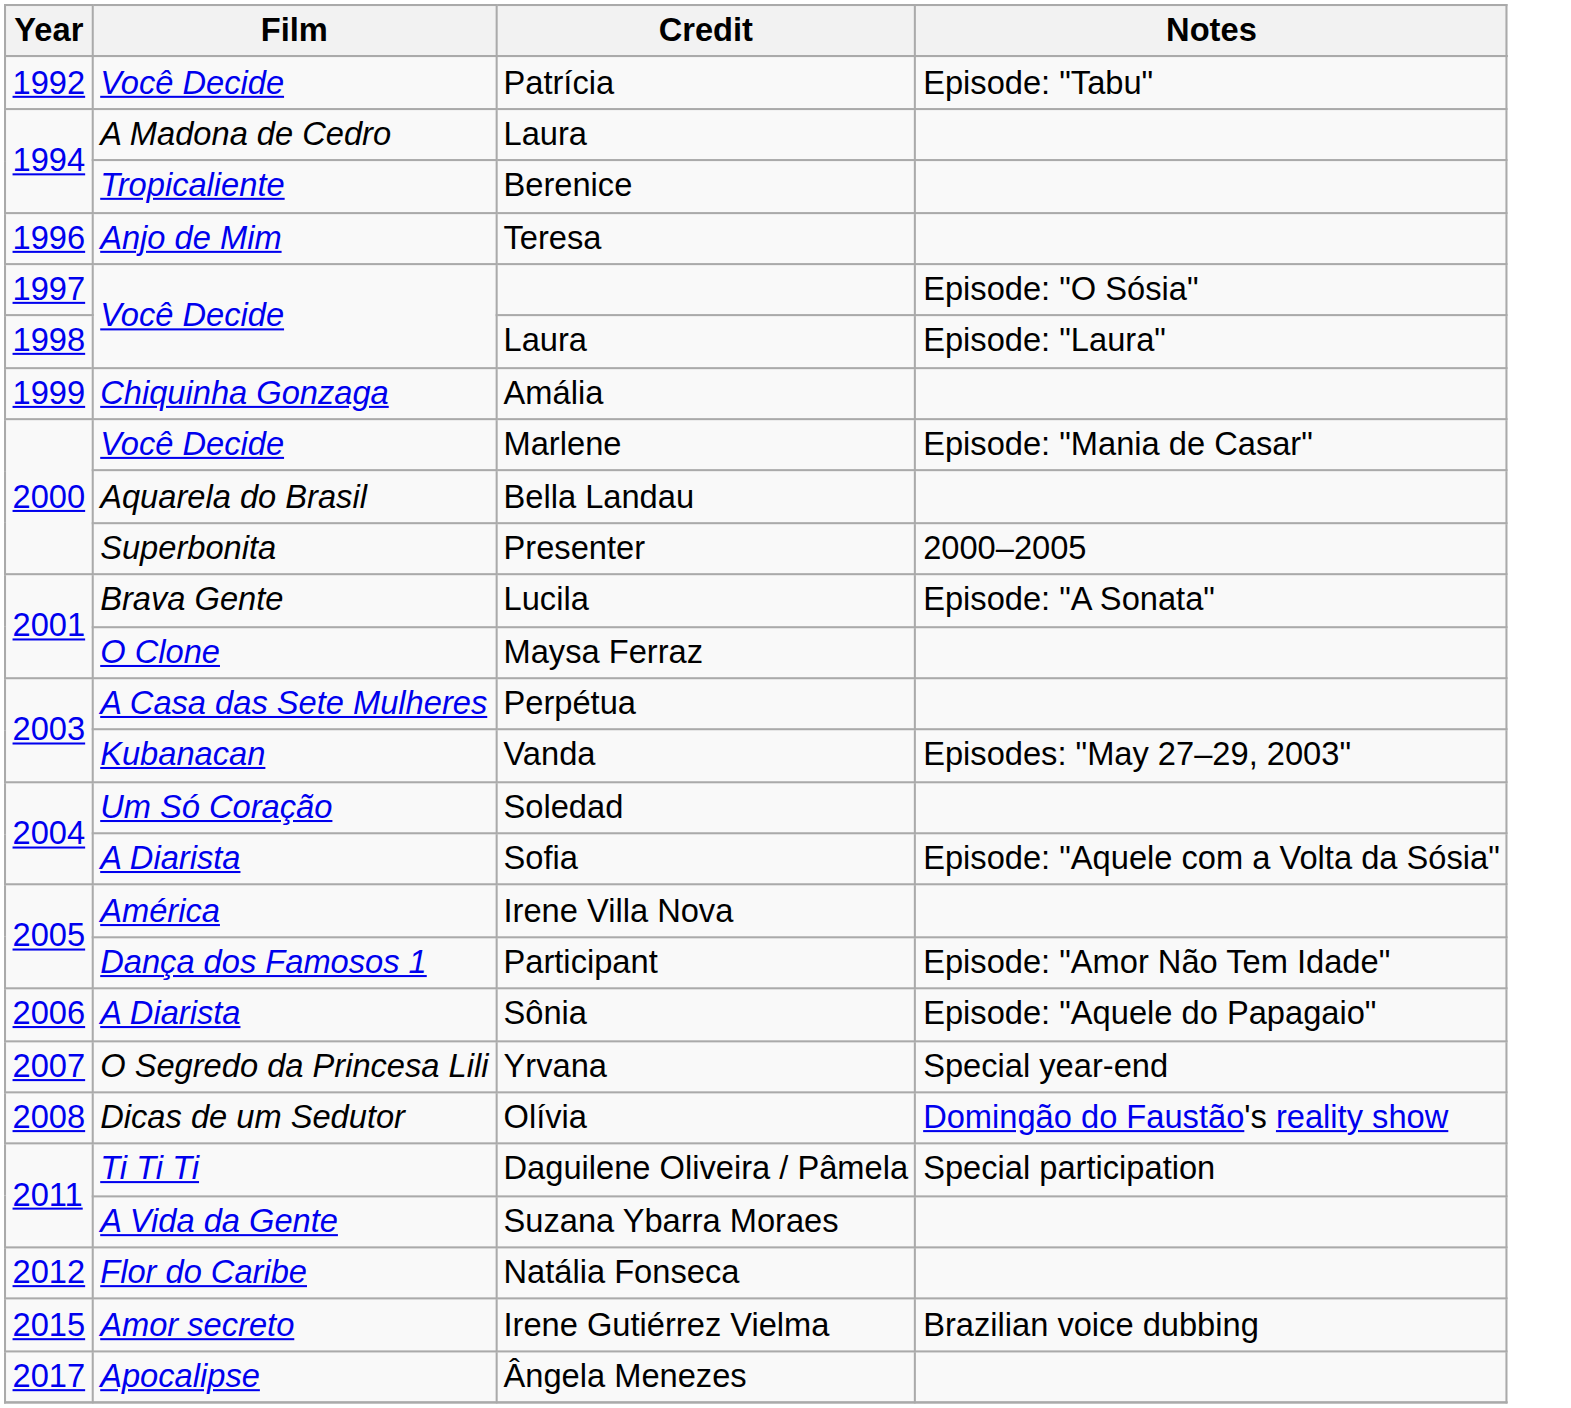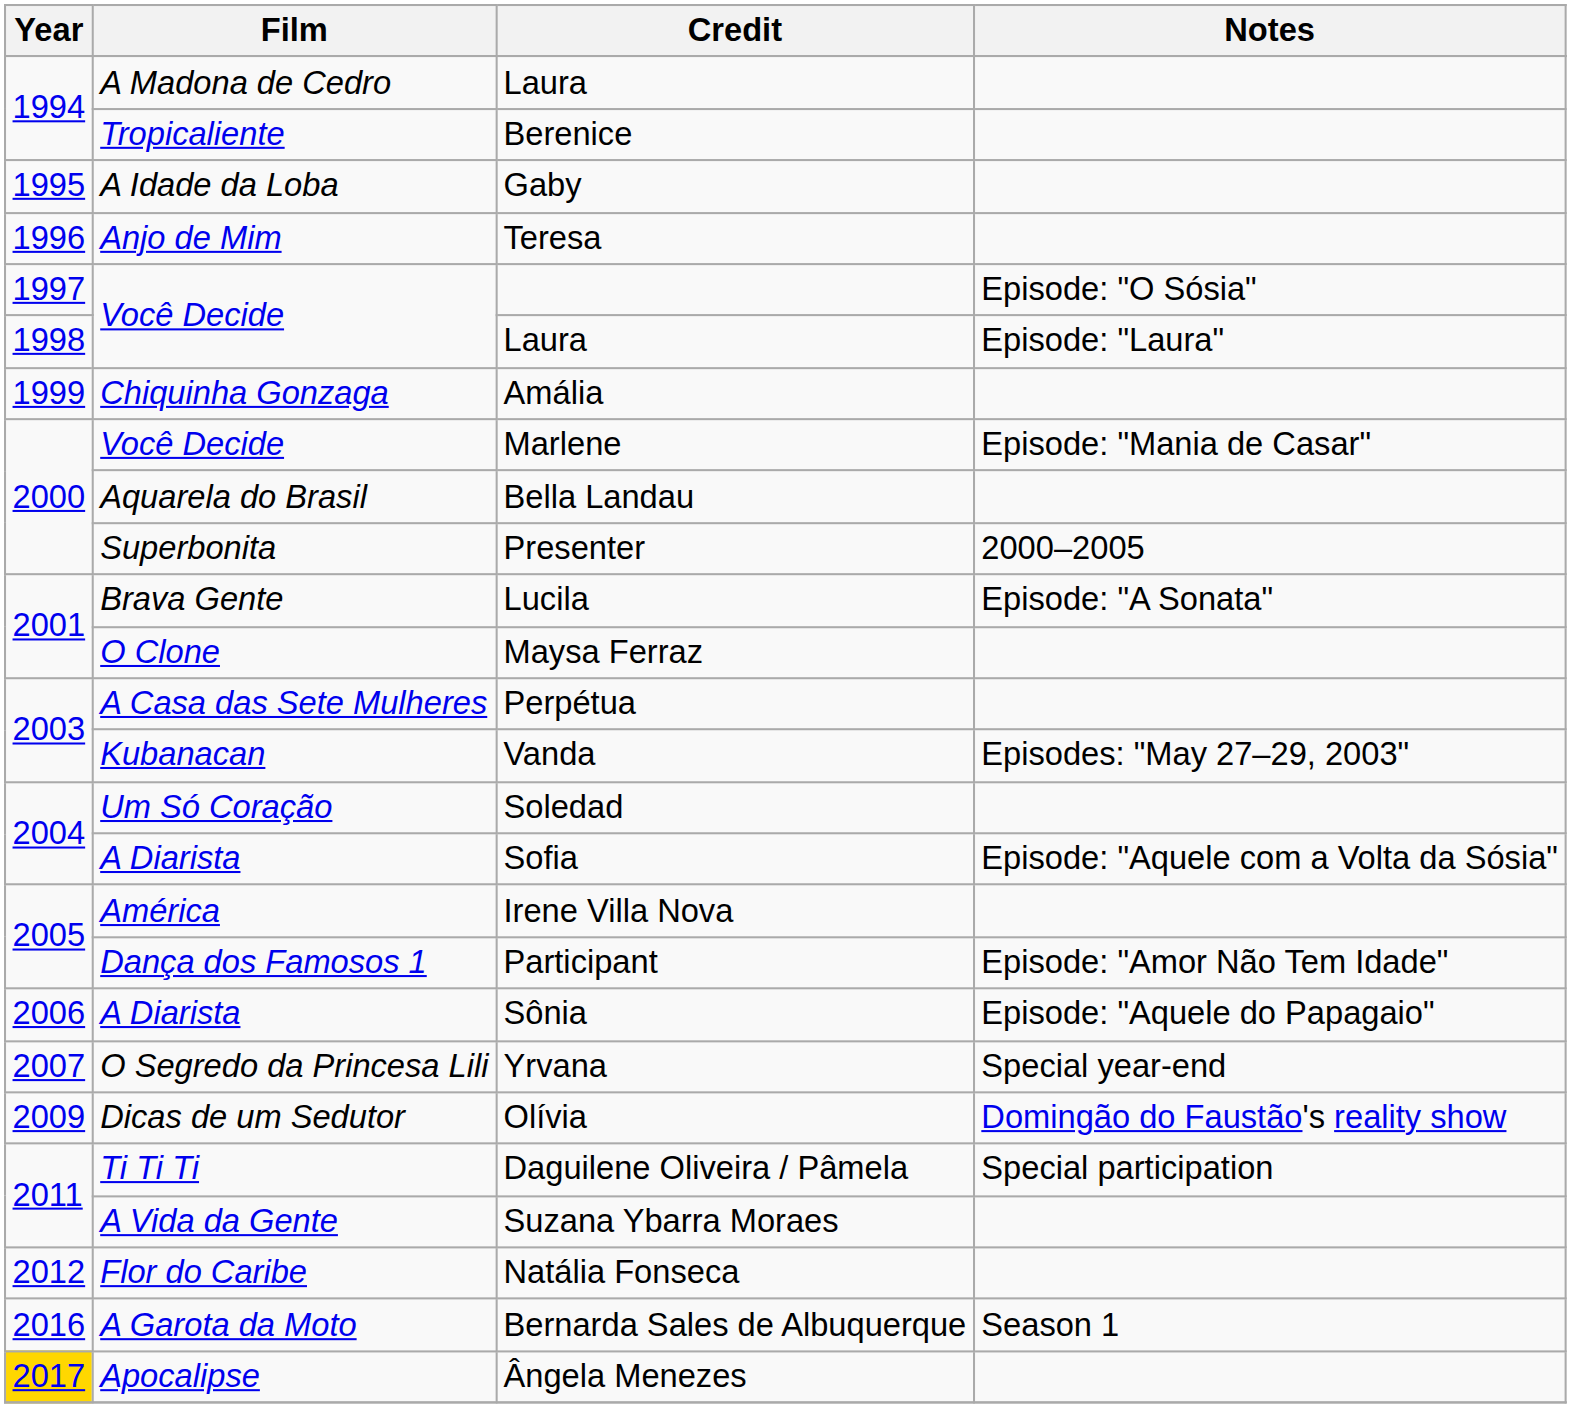- row: (192, 82)
+ row: (219, 185)
(49, 1117) 2008 -> (49, 1117) 2009
- row: (197, 1324)
+ row: (228, 1324)
(49, 1376) no background -> (49, 1376) gold background
